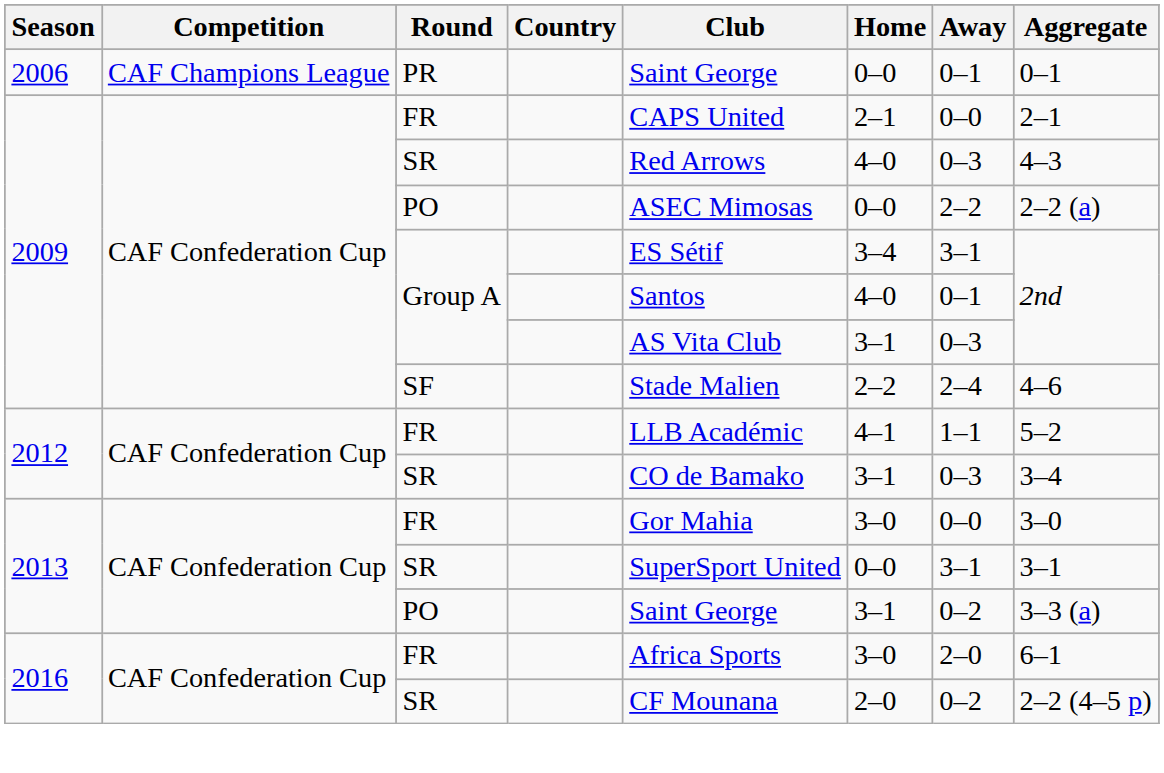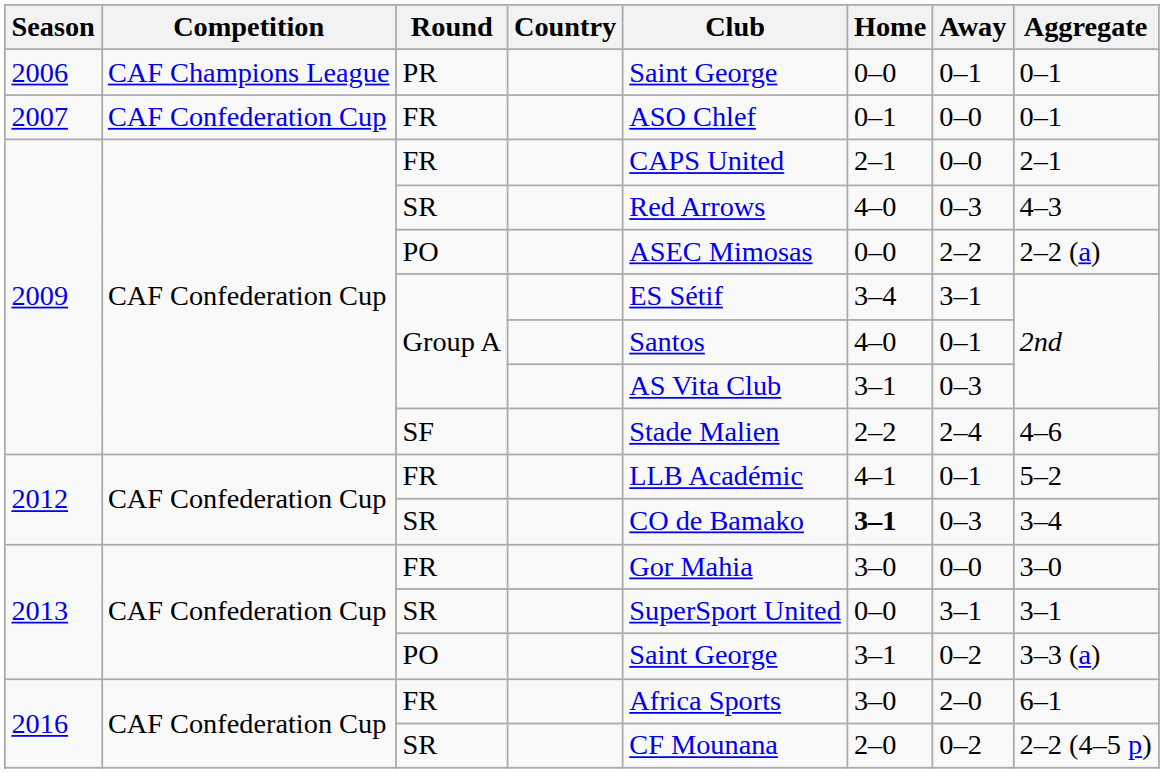+ row: (40, 116)
(961, 431) 1–1 -> (961, 476) 0–1
(875, 476) normal -> (875, 521) bold
